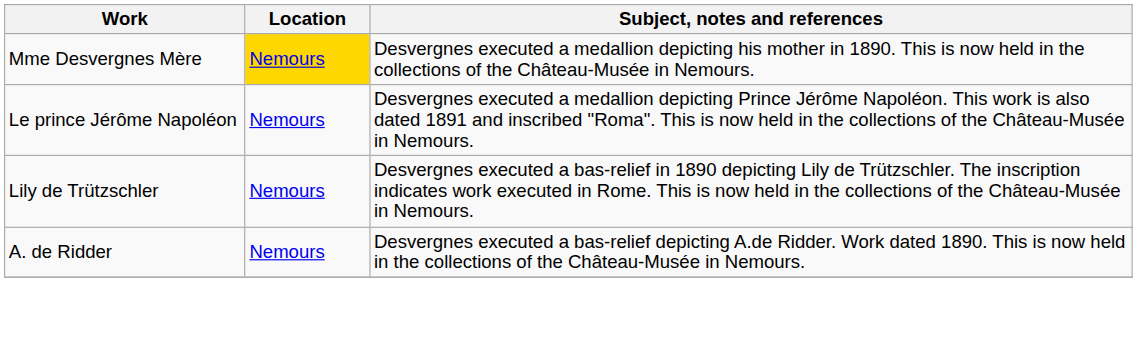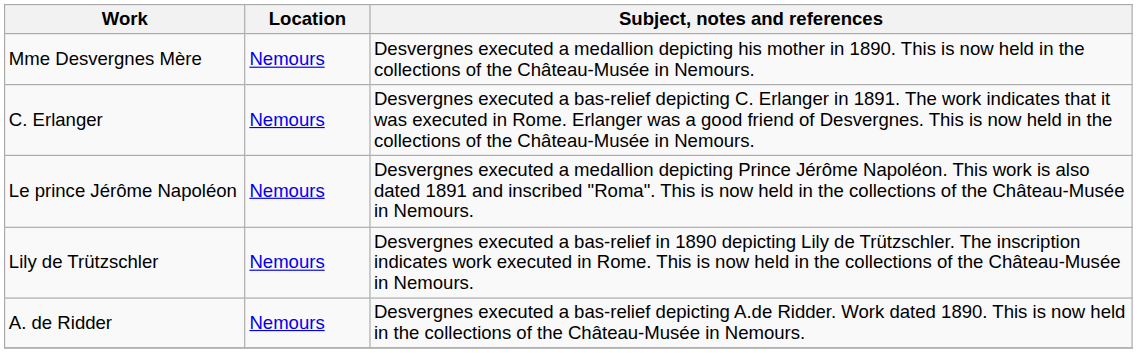(287, 59) gold background -> (287, 59) no background
+ row: (56, 119)
